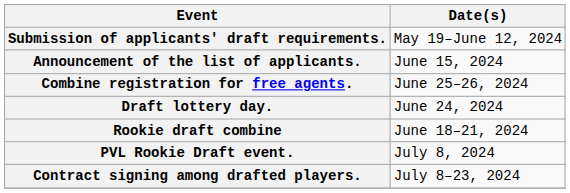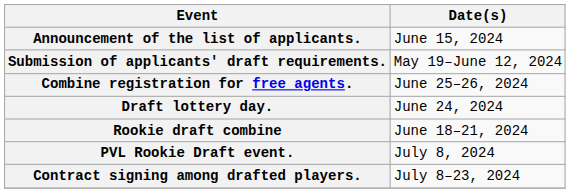rows swapped: (197, 39) <-> (197, 62)
